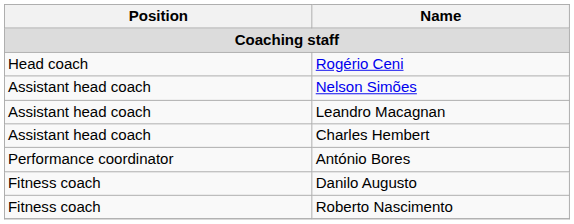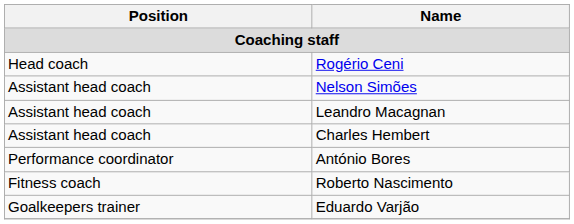- row: (366, 183)
+ row: (367, 207)
